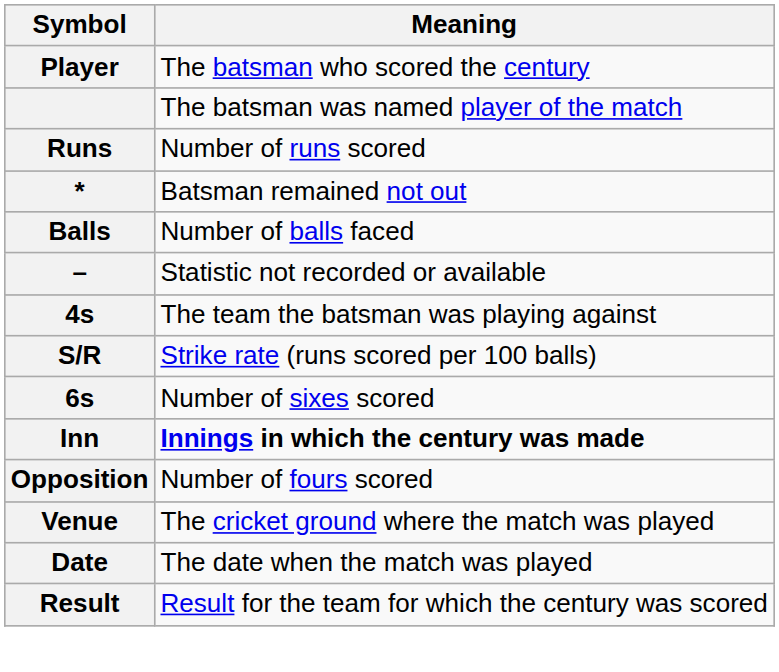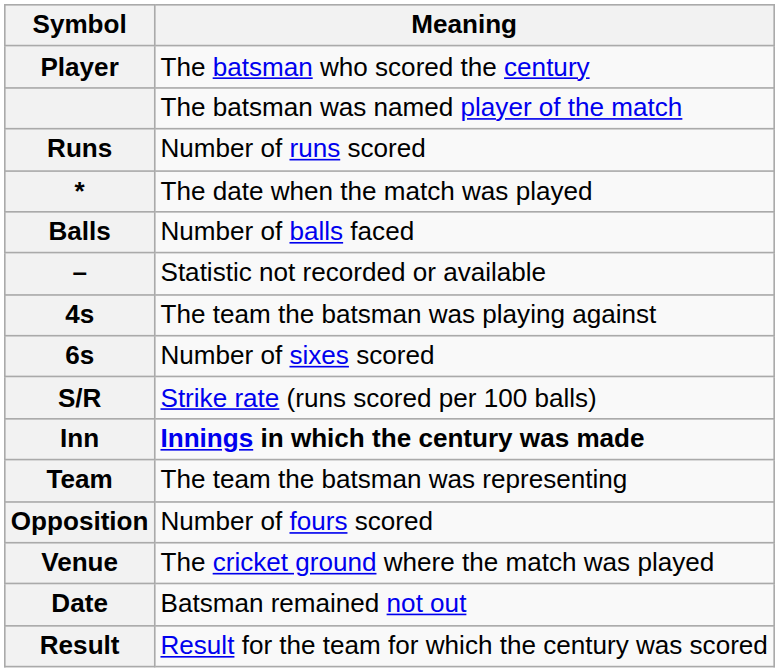(313, 190) Batsman remained not out -> (376, 190) The date when the match was played
rows swapped: (80, 397) <-> (80, 356)
+ row: (80, 480)
(376, 562) The date when the match was played -> (313, 604) Batsman remained not out
